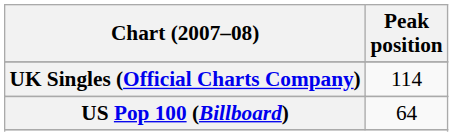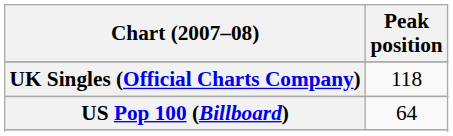(407, 79) 114 -> (407, 79) 118
